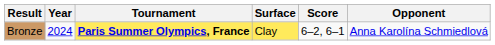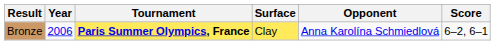columns swapped: (419, 13) <-> (323, 13)
(60, 31) 2024 -> (60, 31) 2006
